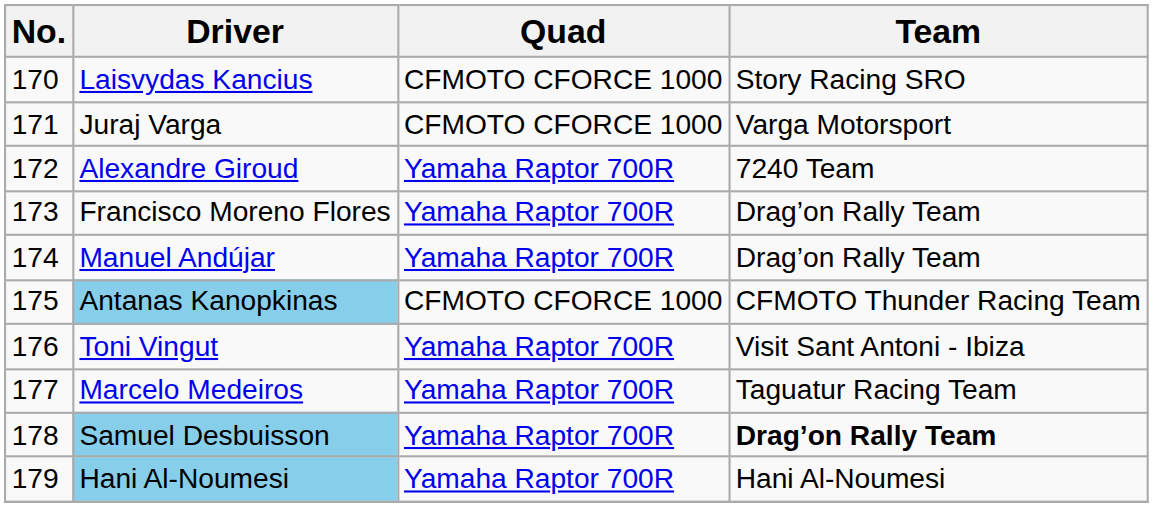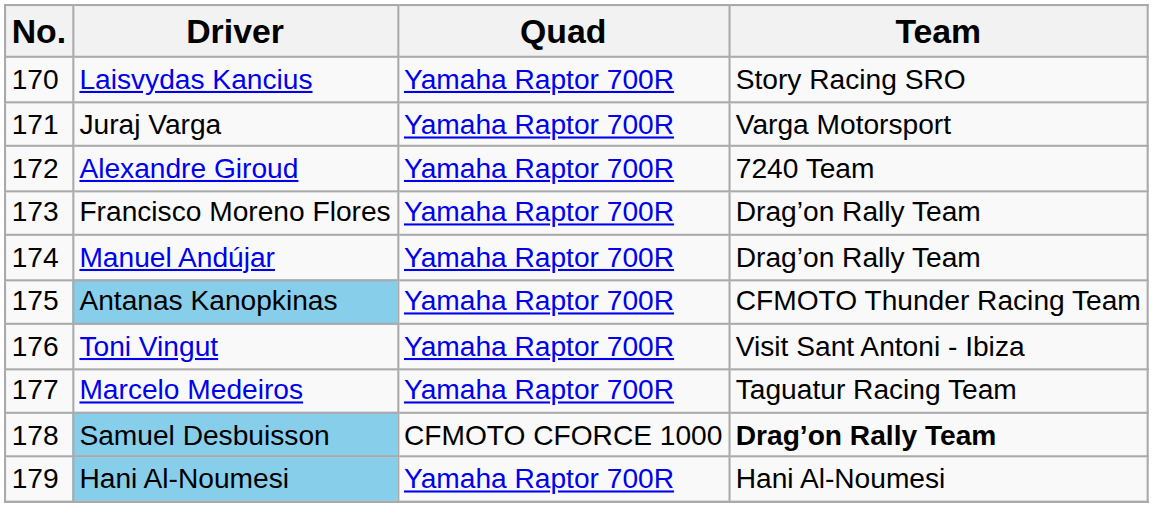(563, 79) CFMOTO CFORCE 1000 -> (539, 79) Yamaha Raptor 700R
(563, 124) CFMOTO CFORCE 1000 -> (539, 124) Yamaha Raptor 700R
(563, 301) CFMOTO CFORCE 1000 -> (539, 301) Yamaha Raptor 700R
(539, 434) Yamaha Raptor 700R -> (563, 434) CFMOTO CFORCE 1000
